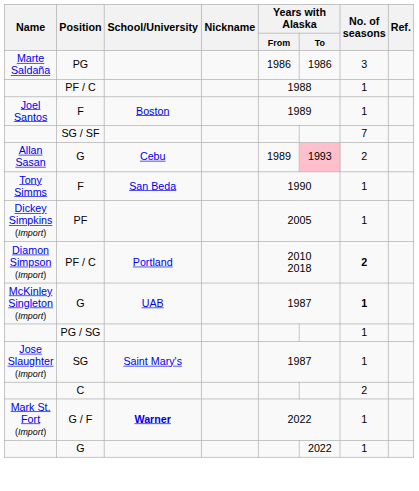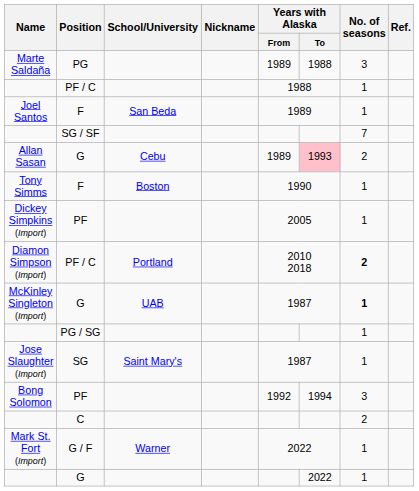(279, 65) 1986 -> (279, 65) 1989
(320, 65) 1986 -> (320, 65) 1988
(153, 111) Boston -> (153, 111) San Beda
(153, 186) San Beda -> (153, 186) Boston
+ row: (31, 396)
(153, 419) bold -> (153, 448) normal
